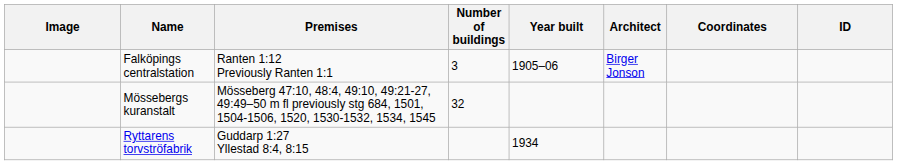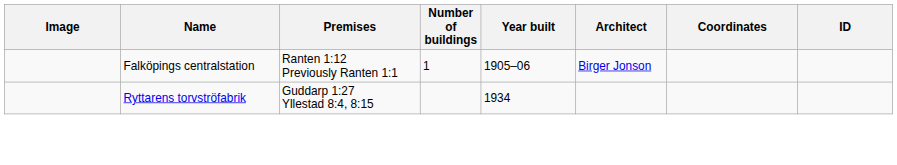(454, 65) 3 -> (426, 65) 1
- row: (156, 104)
